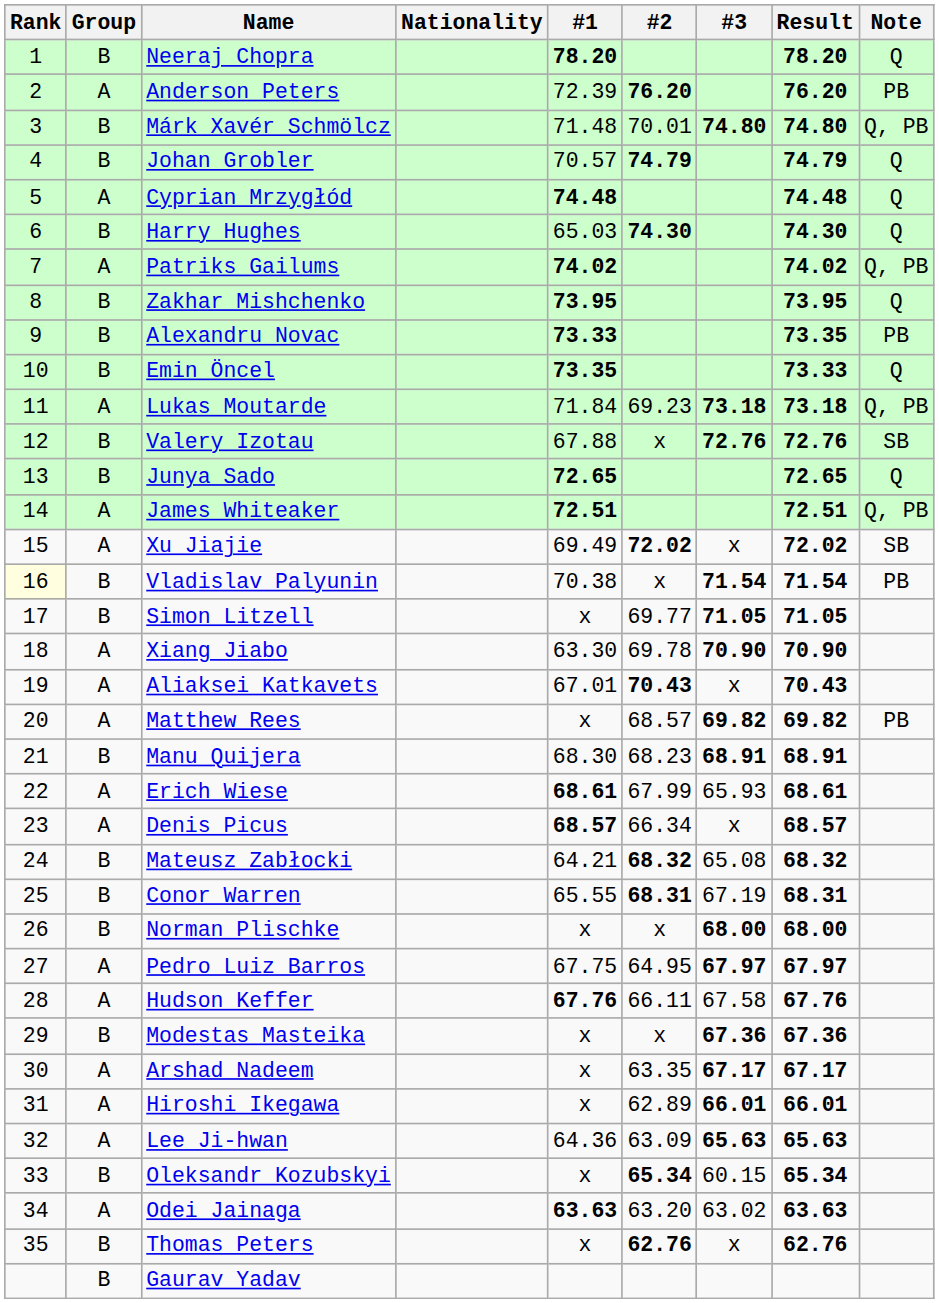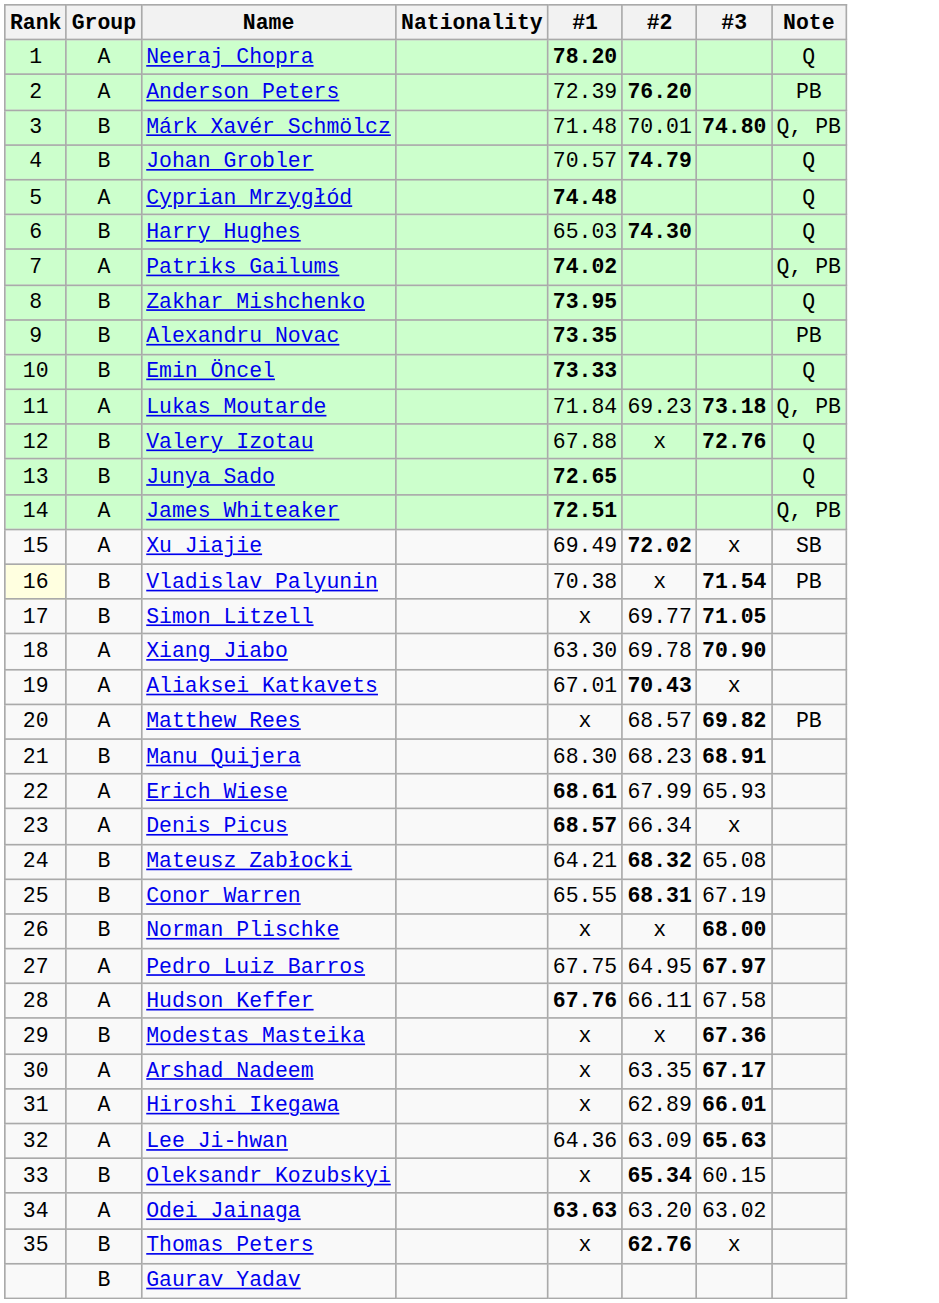- column: (815, 22)
(104, 57) B -> (104, 57) A
(585, 337) 73.33 -> (585, 337) 73.35
(585, 372) 73.35 -> (585, 372) 73.33
(896, 442) SB -> (809, 442) Q
